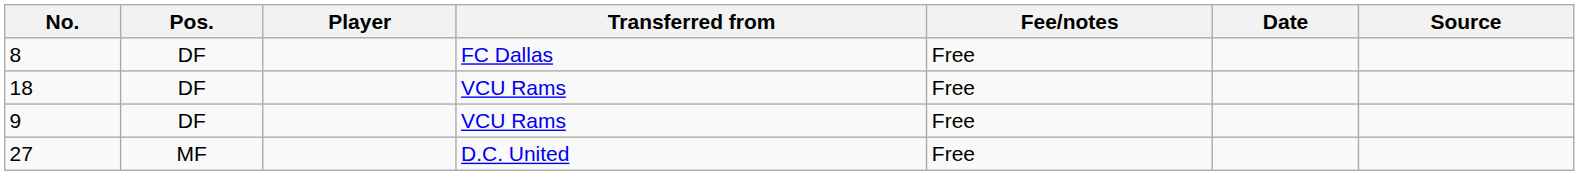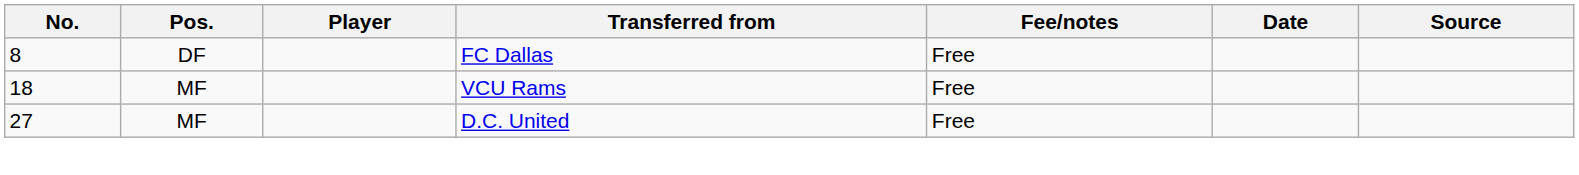(192, 88) DF -> (192, 88) MF
- row: (15, 121)
